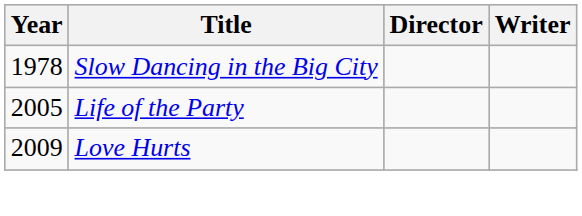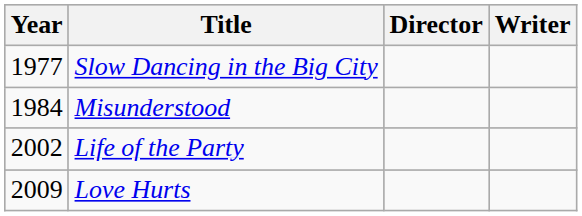(37, 66) 1978 -> (37, 66) 1977
+ row: (152, 107)
(37, 107) 2005 -> (37, 148) 2002
